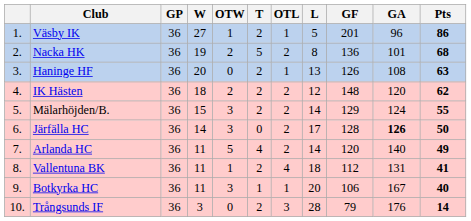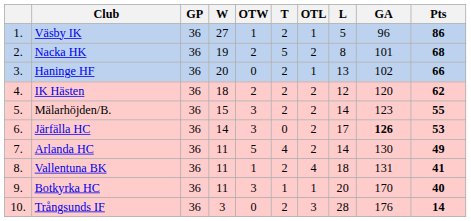- column: (350, 14)
(397, 71) 108 -> (384, 71) 102
(443, 71) 63 -> (438, 71) 66
(397, 110) 124 -> (384, 110) 123
(443, 129) 50 -> (438, 129) 53
(397, 149) 140 -> (384, 149) 130
(397, 187) 167 -> (384, 187) 170
